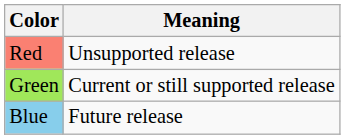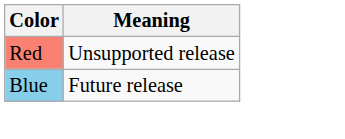- row: (34, 85)
